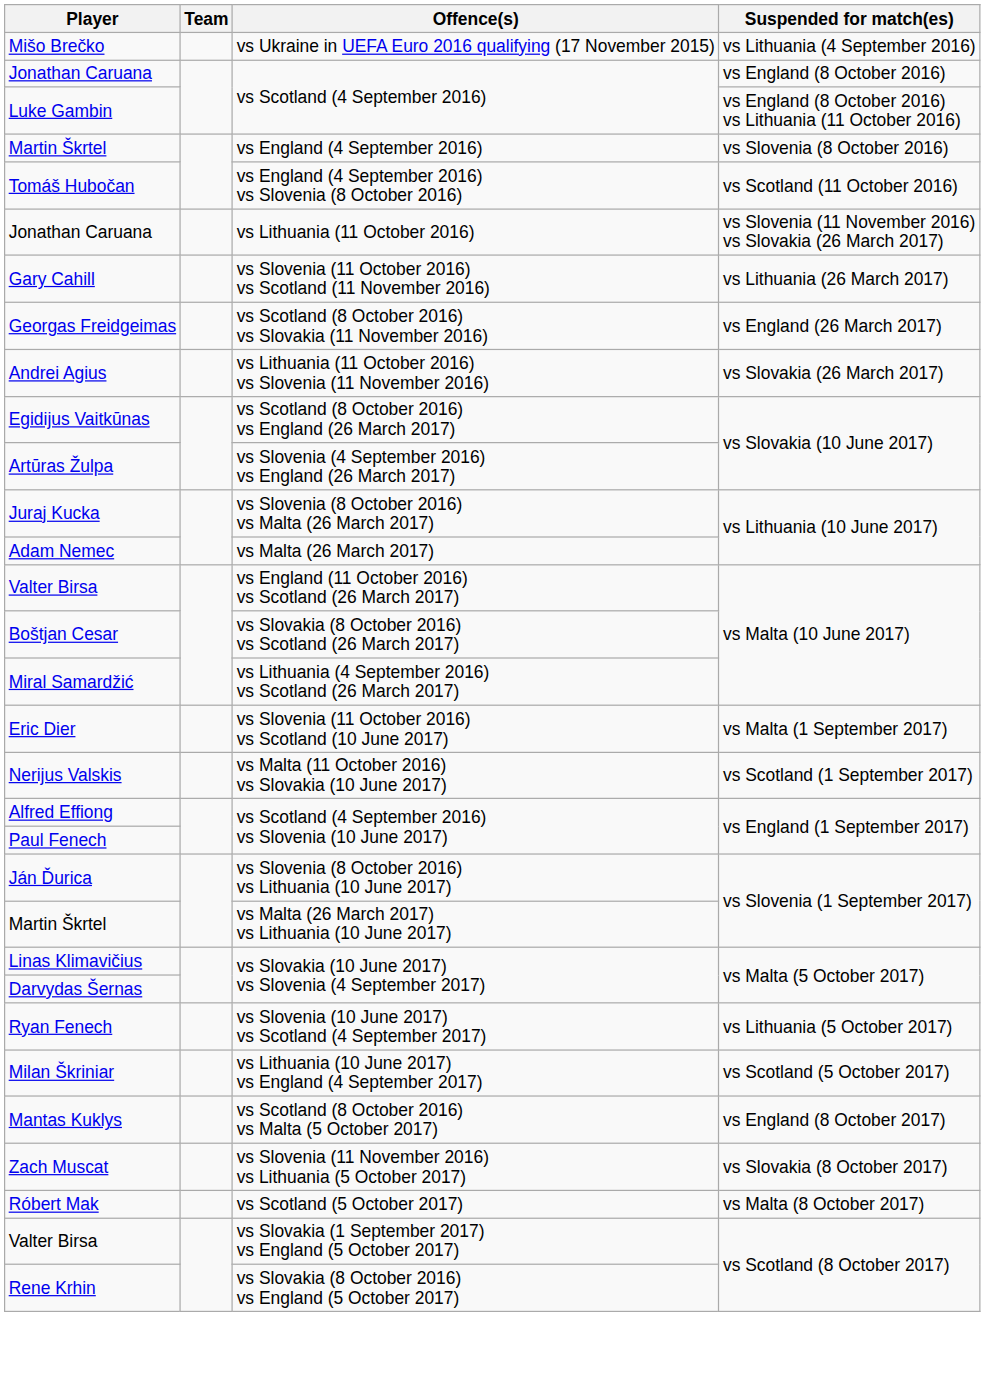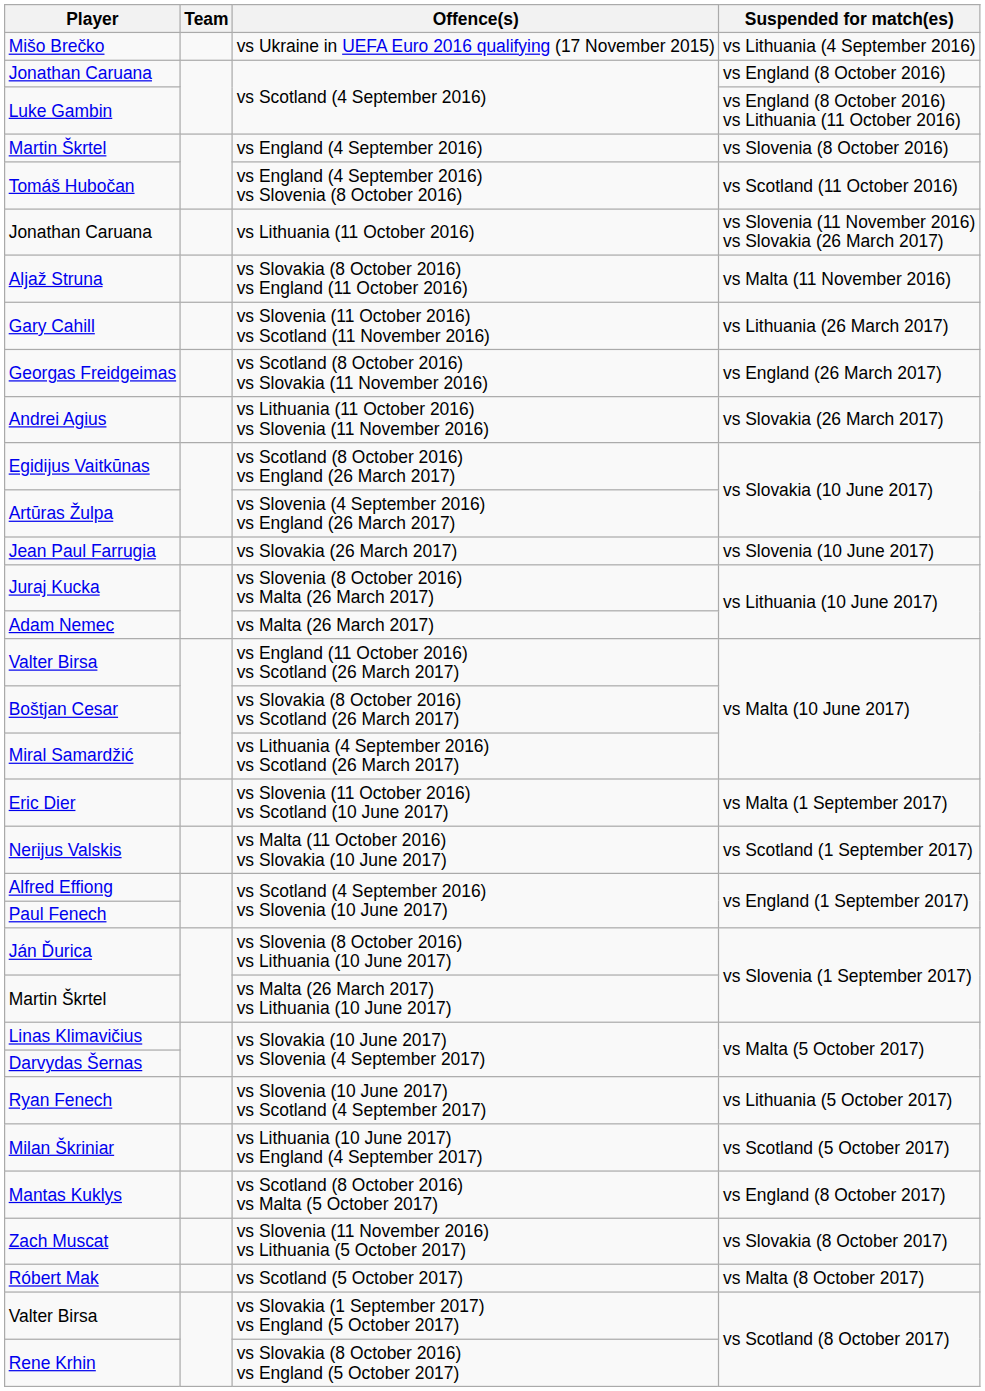+ row: (56, 279)
+ row: (82, 551)
